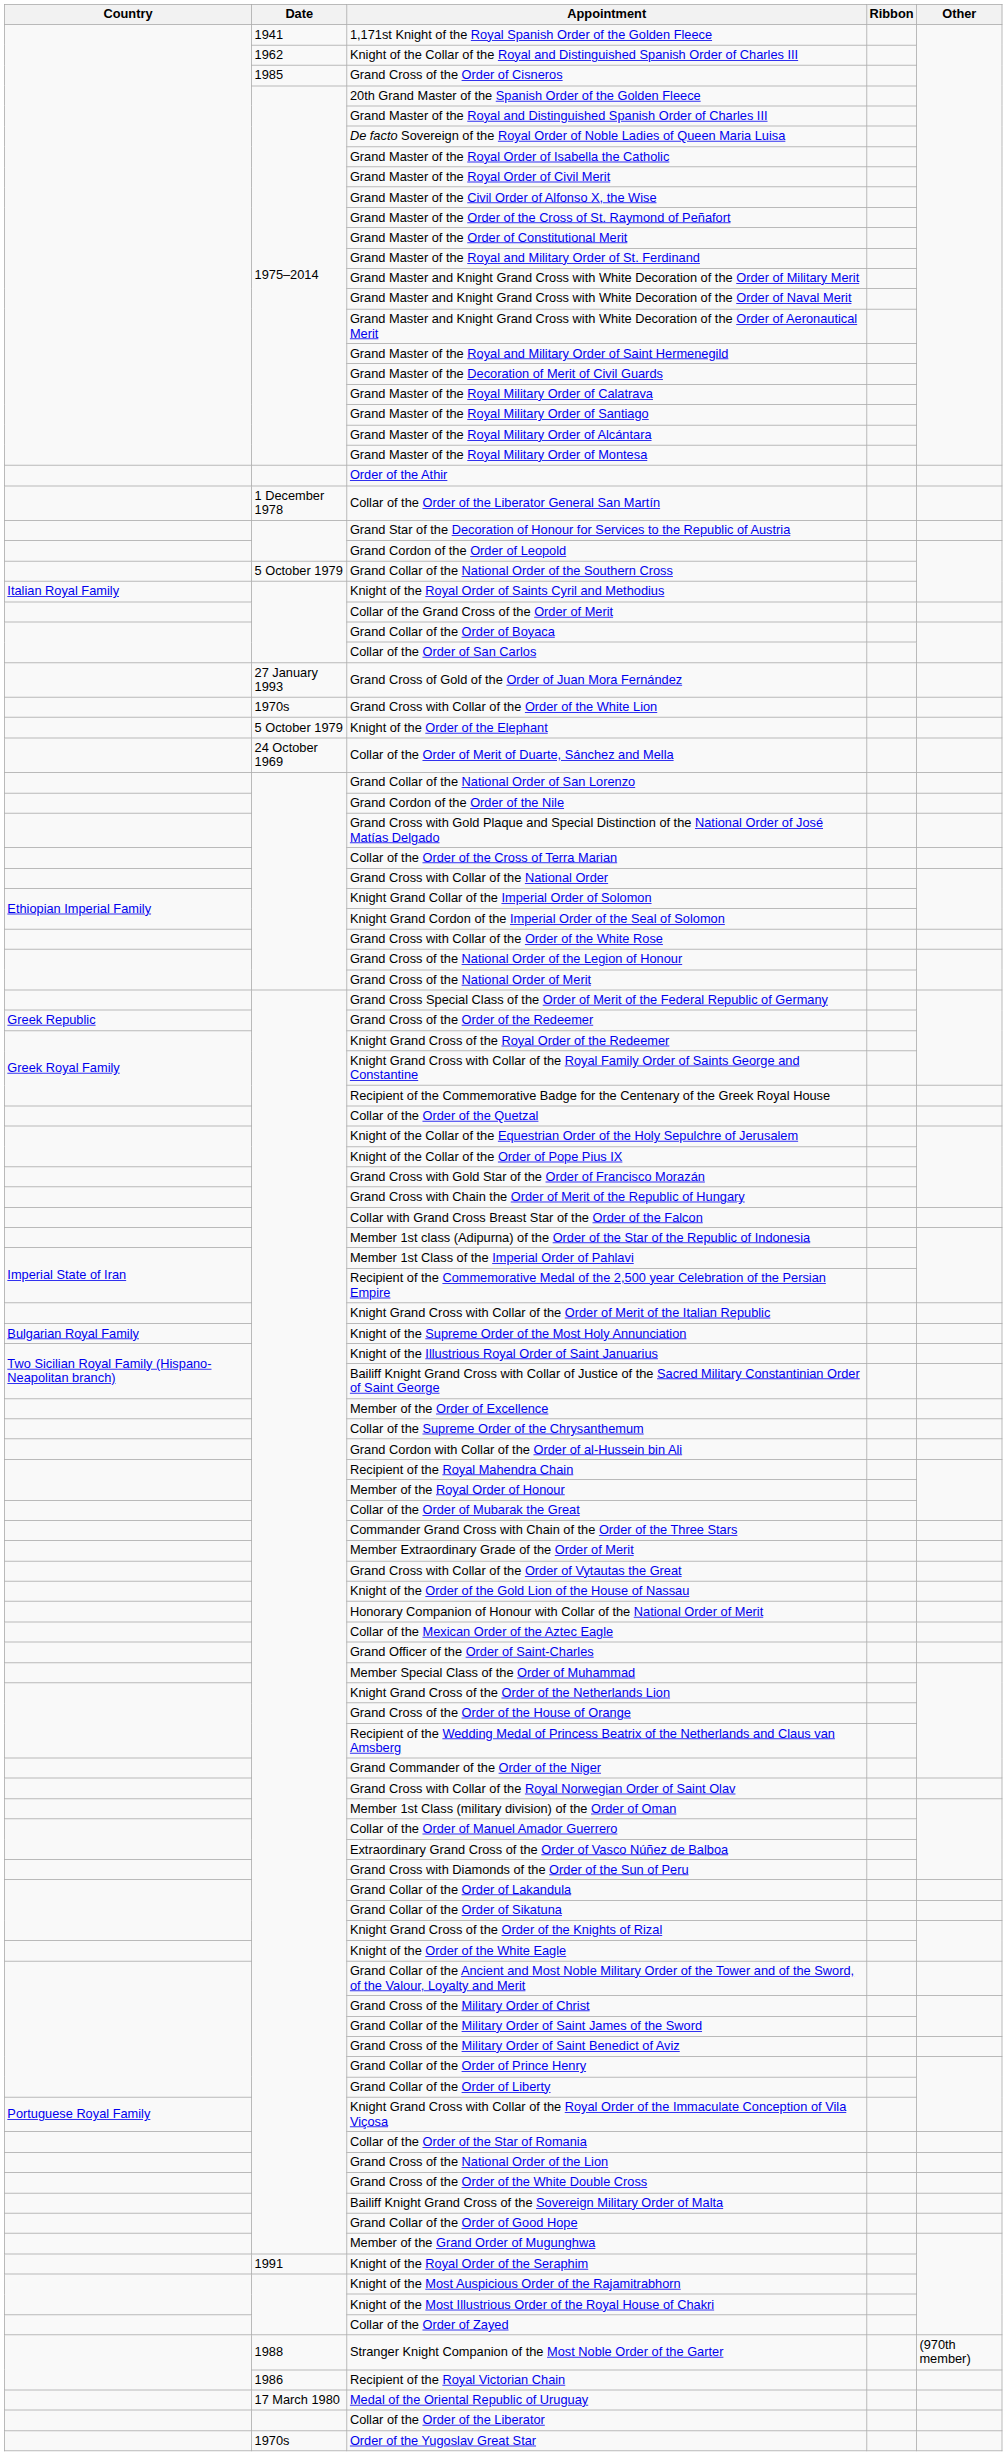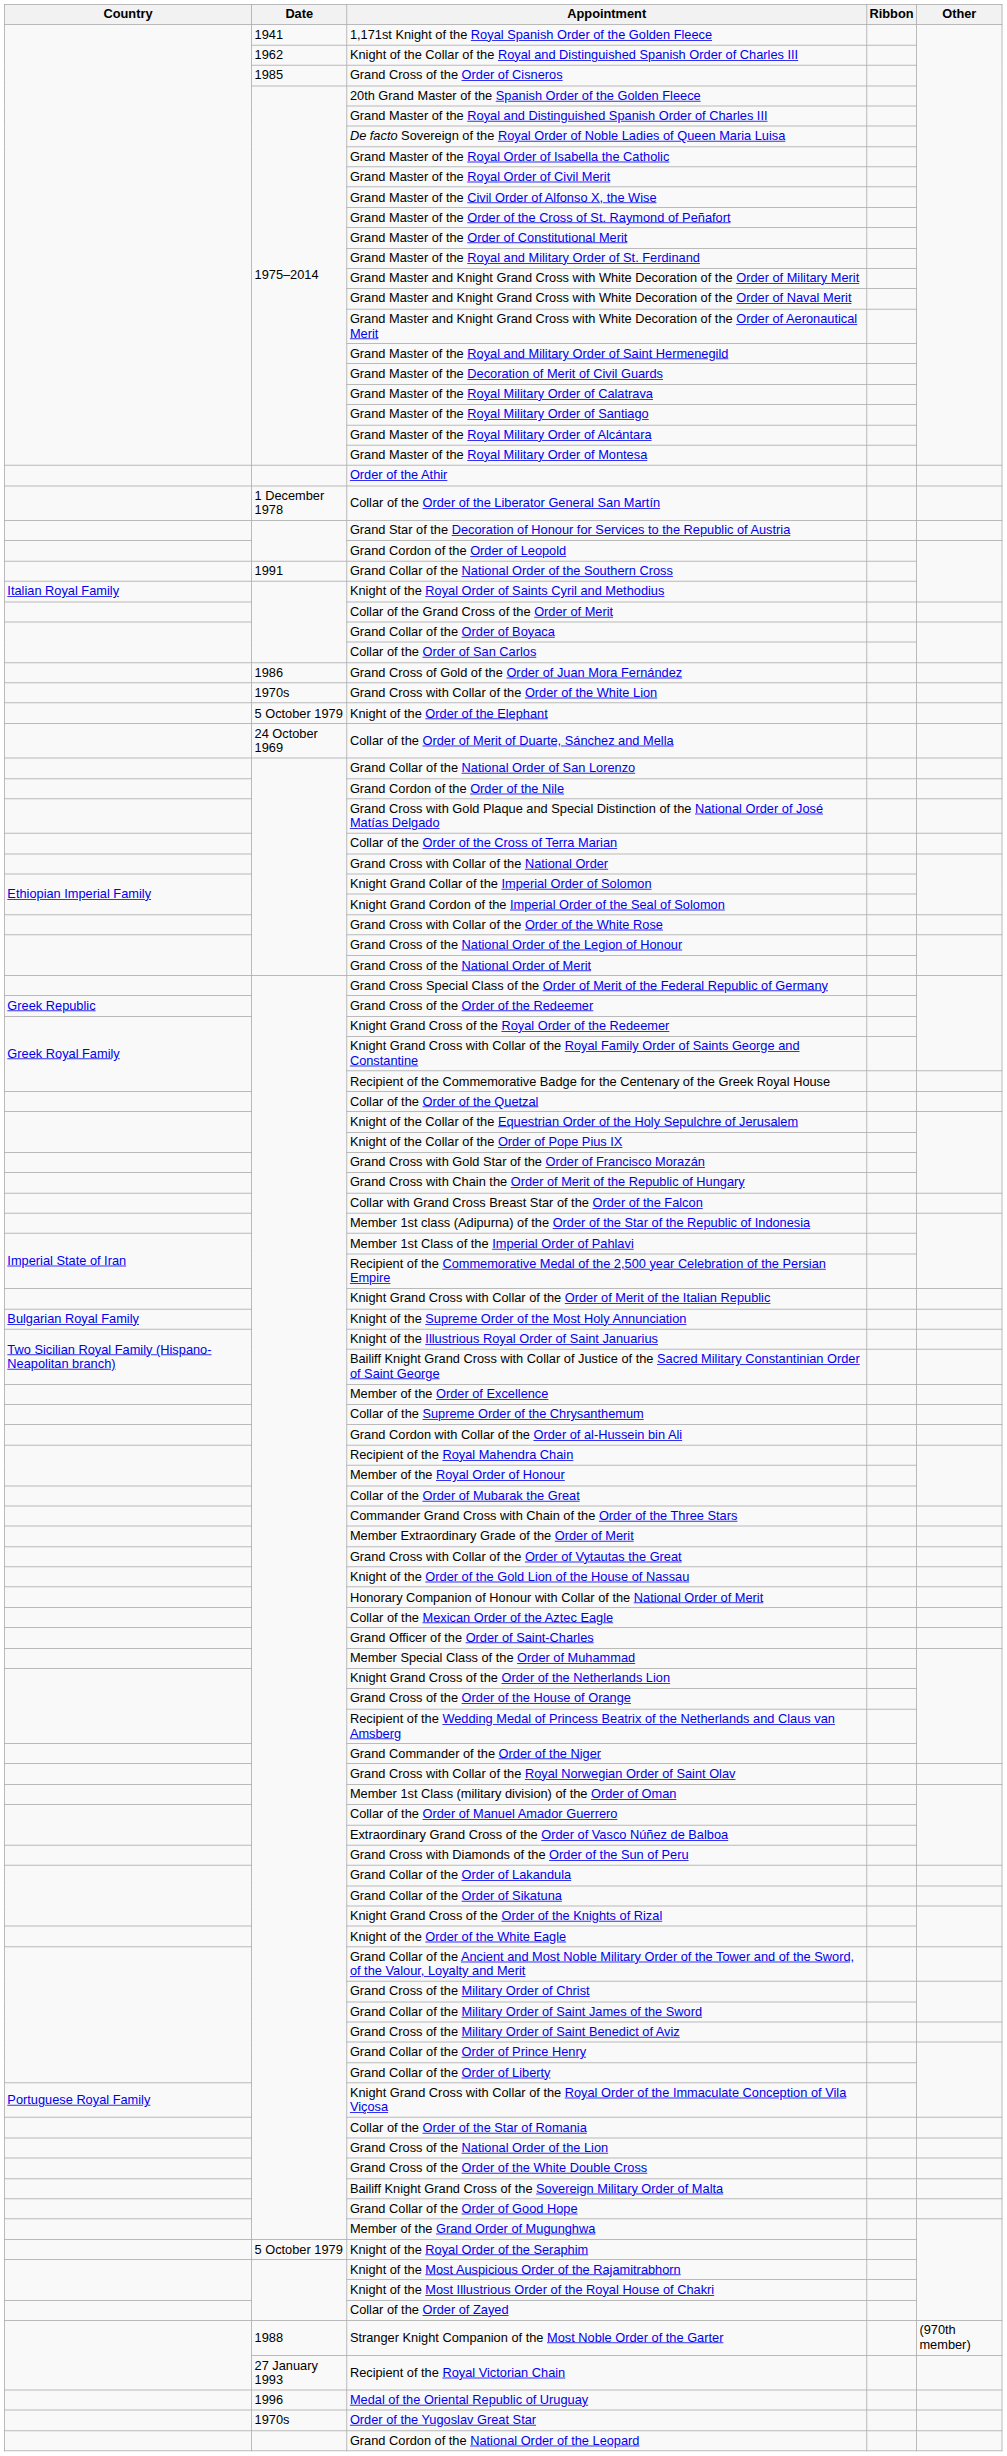(299, 571) 5 October 1979 -> (269, 571) 1991
(286, 679) 27 January 1993 -> (269, 672) 1986
(269, 2263) 1991 -> (299, 2249) 5 October 1979
(269, 2379) 1986 -> (286, 2372) 27 January 1993
(297, 2400) 17 March 1980 -> (269, 2400) 1996
- row: (447, 2420)
+ row: (495, 2440)
